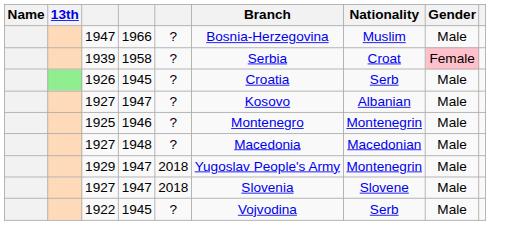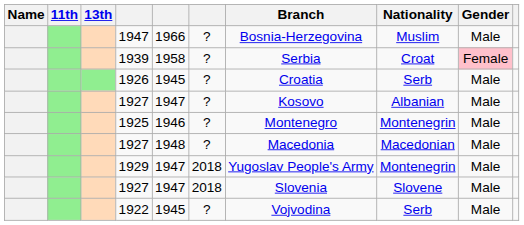+ column: (64, 15)
